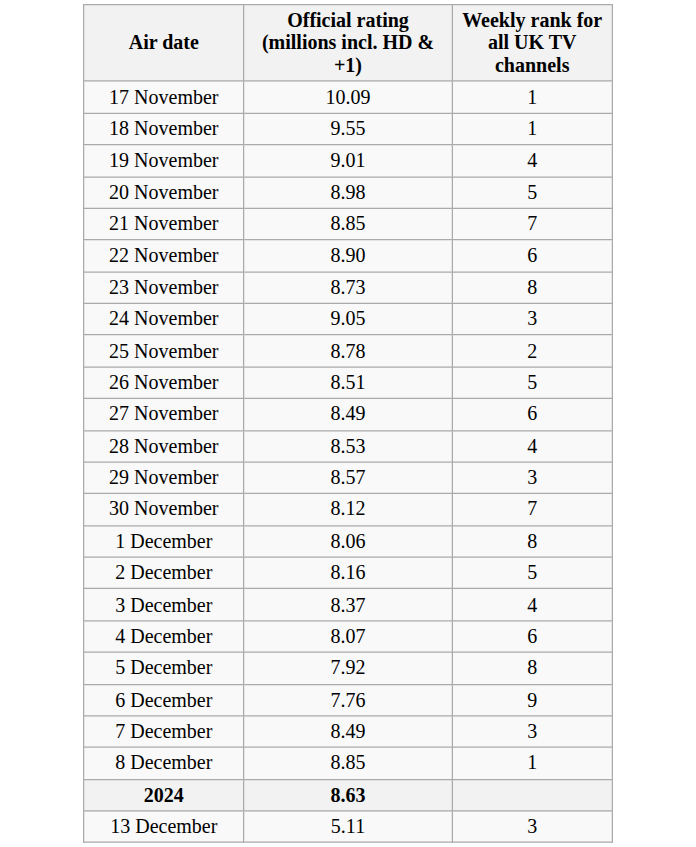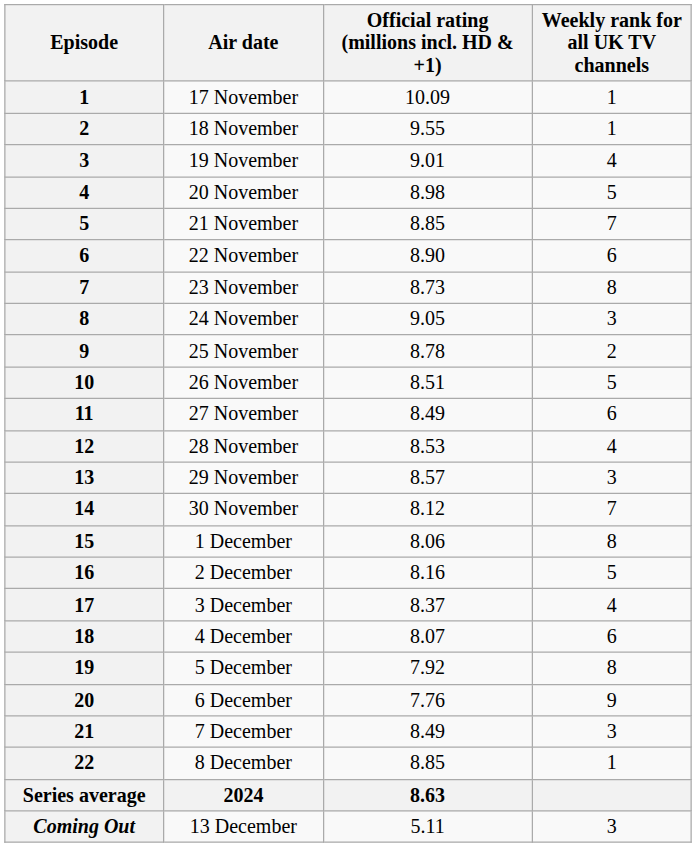+ column: (84, 42)
